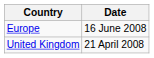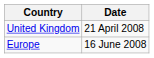rows swapped: (43, 45) <-> (23, 28)
